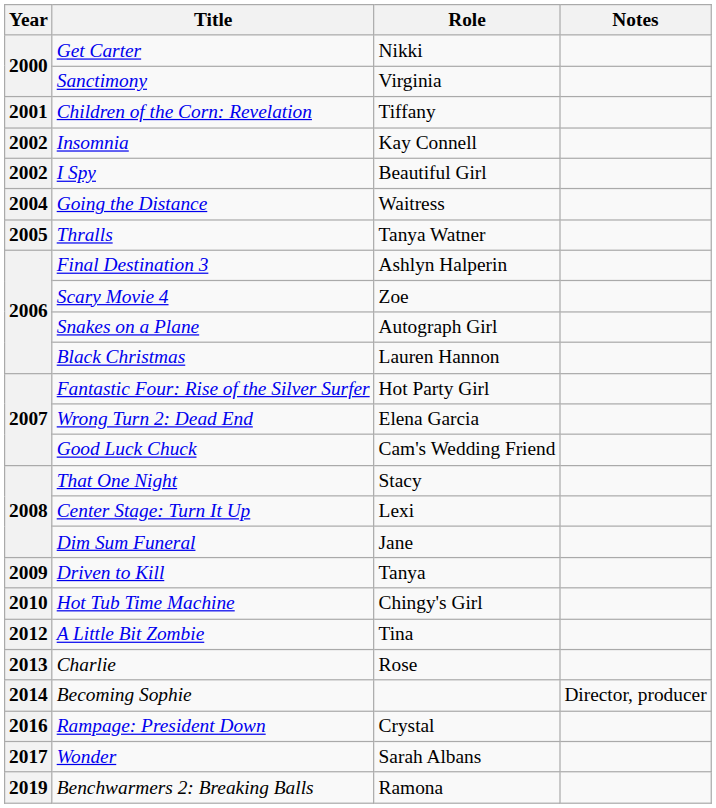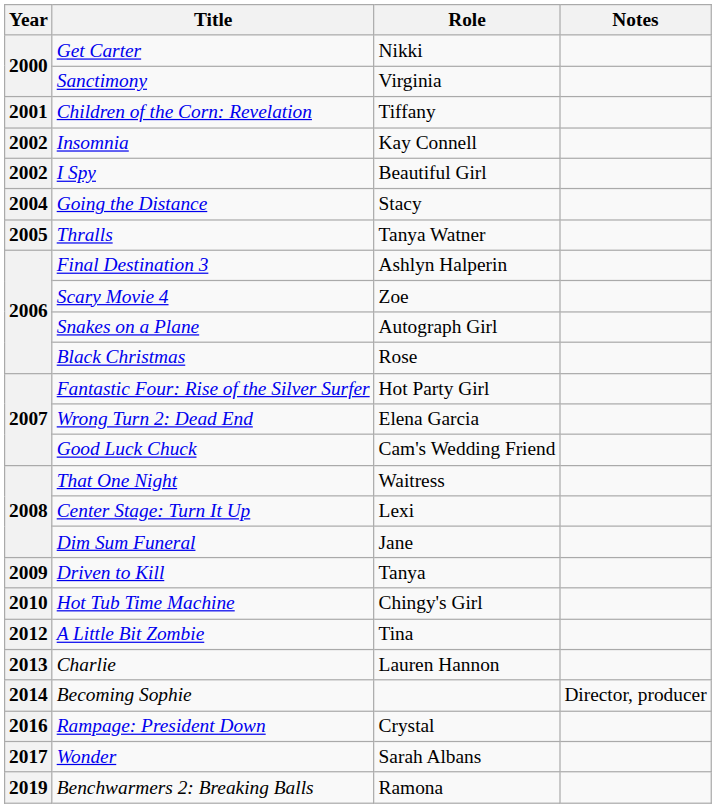(412, 204) Waitress -> (400, 204) Stacy
(439, 357) Lauren Hannon -> (398, 357) Rose
(400, 480) Stacy -> (412, 480) Waitress
(398, 664) Rose -> (439, 664) Lauren Hannon
